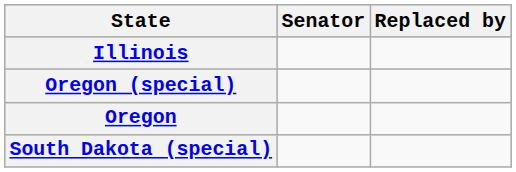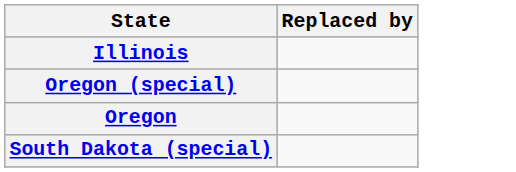- column: (323, 21)
